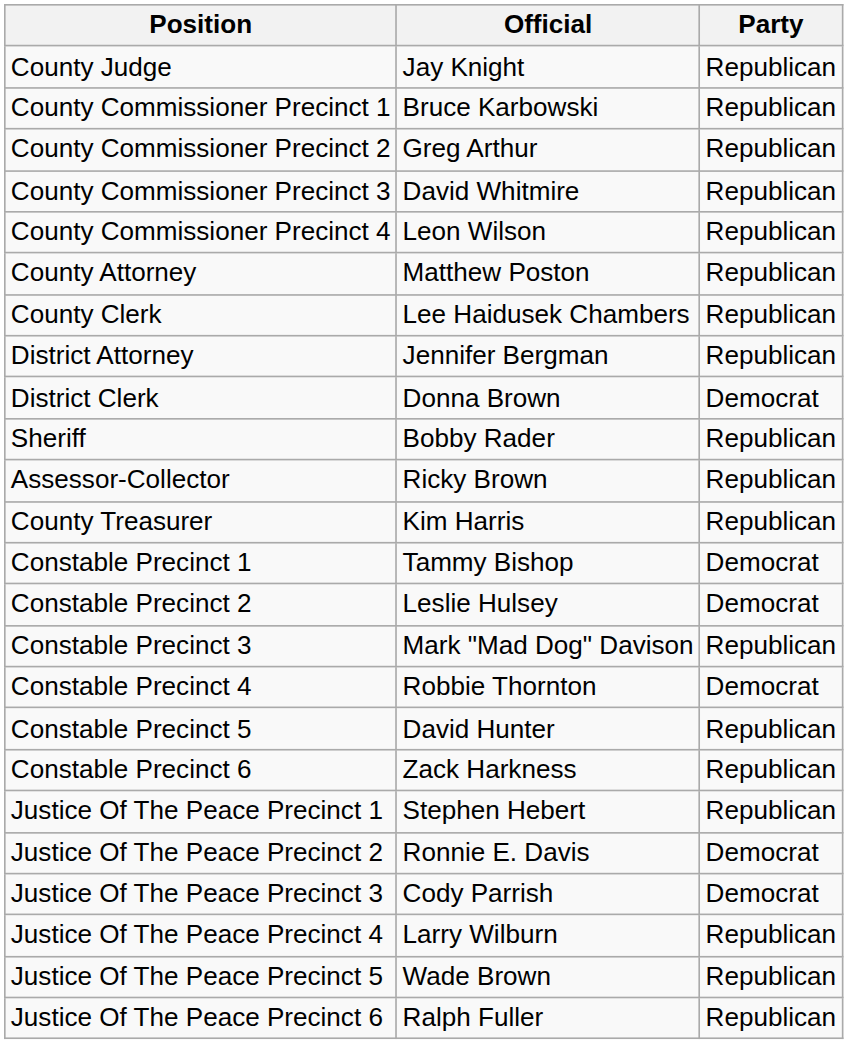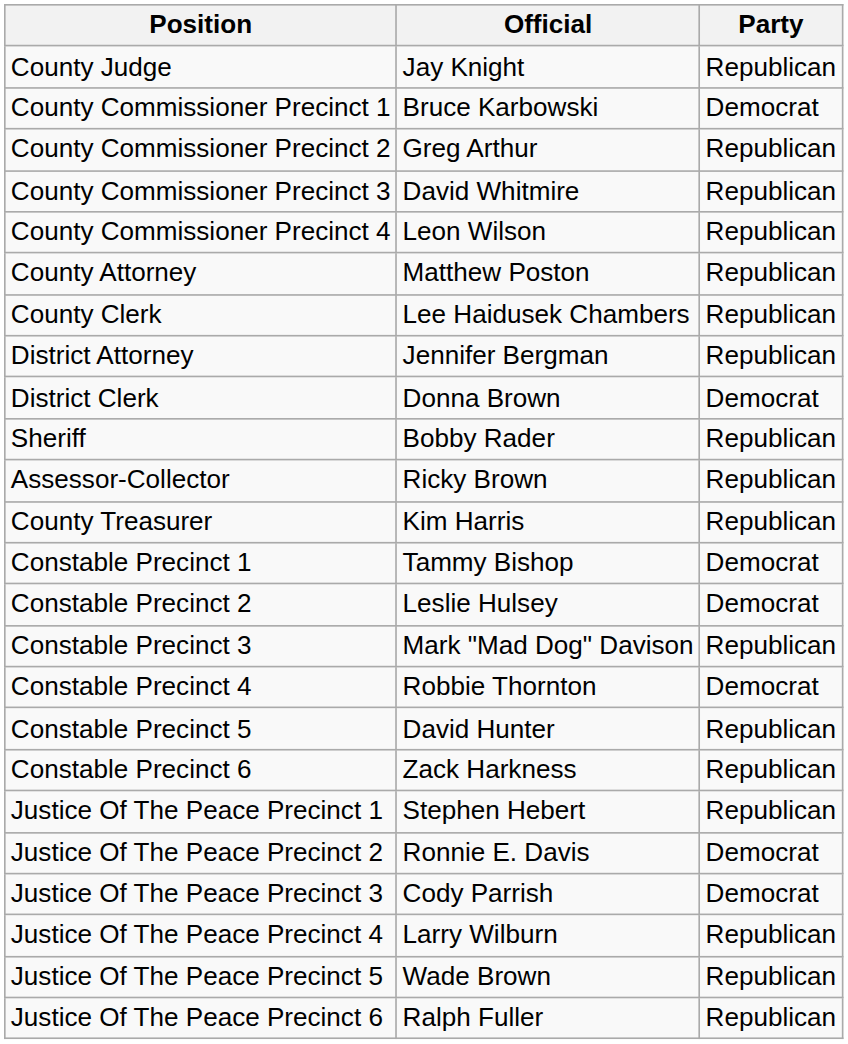(771, 107) Republican -> (762, 107) Democrat
